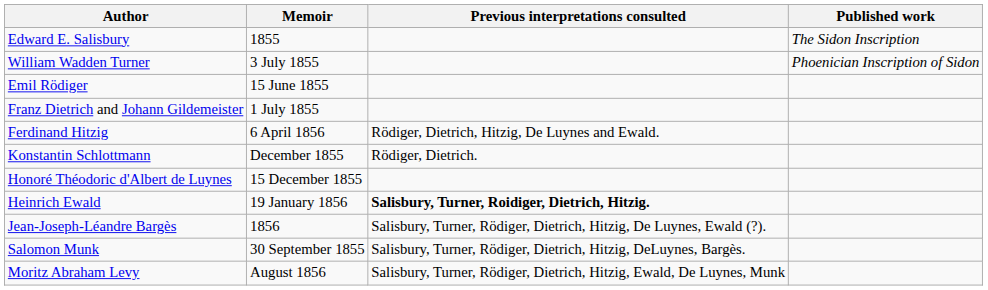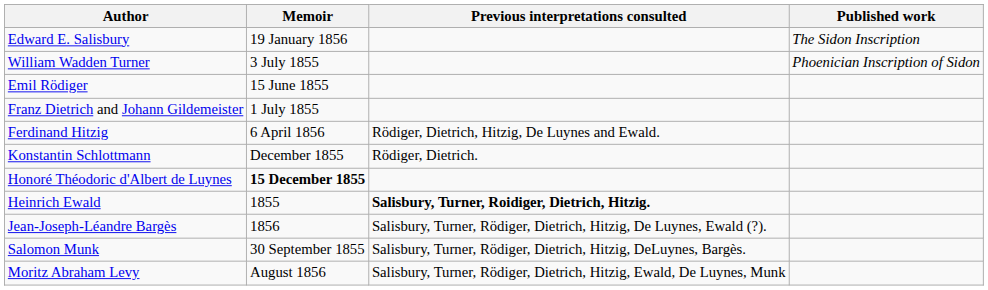(265, 39) 1855 -> (299, 39) 19 January 1856
(306, 179) normal -> (308, 179) bold
(299, 202) 19 January 1856 -> (265, 202) 1855
